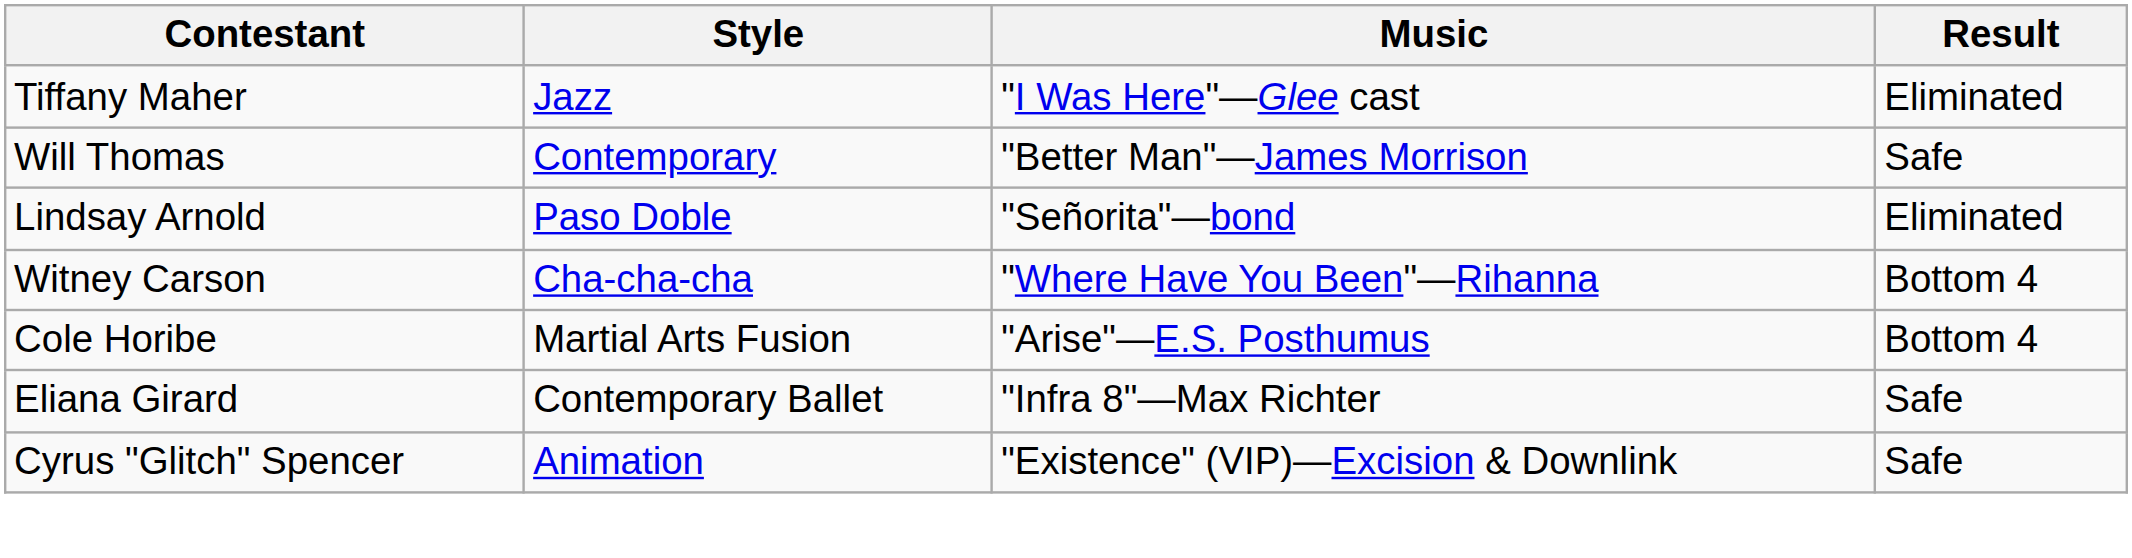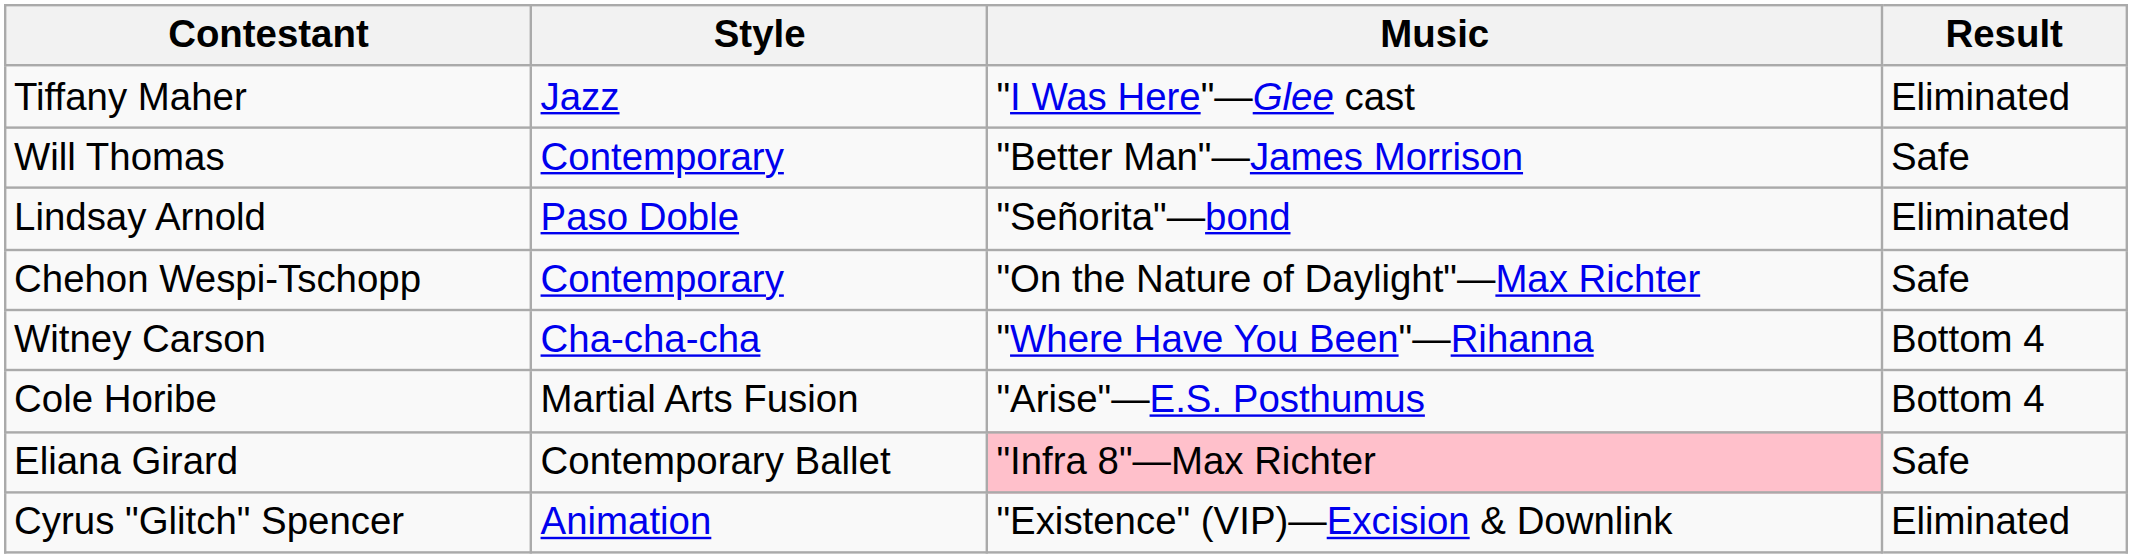+ row: (218, 278)
(1191, 400) no background -> (1186, 461) pink background
(1924, 461) Safe -> (1981, 522) Eliminated
